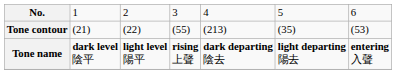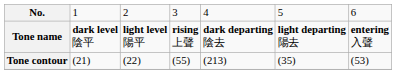rows swapped: (37, 54) <-> (37, 30)
